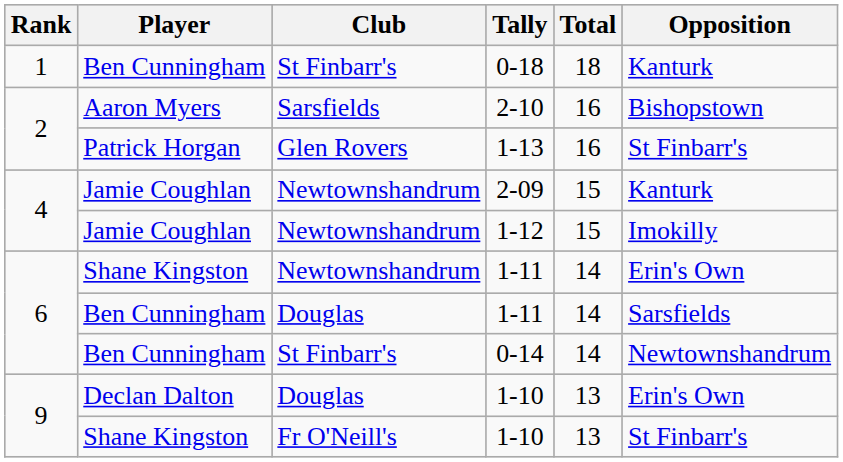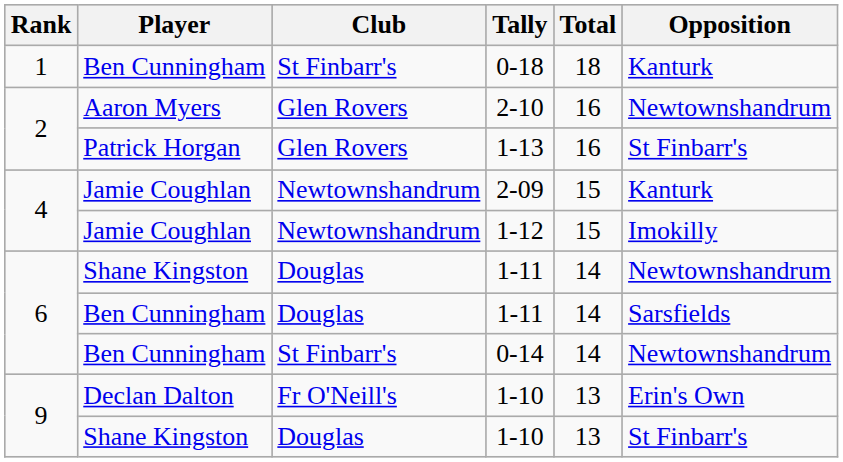(328, 107) Sarsfields -> (343, 107) Glen Rovers
(696, 107) Bishopstown -> (730, 107) Newtownshandrum
(379, 271) Newtownshandrum -> (321, 271) Douglas
(686, 271) Erin's Own -> (730, 271) Newtownshandrum
(321, 395) Douglas -> (337, 395) Fr O'Neill's
(337, 436) Fr O'Neill's -> (321, 436) Douglas
